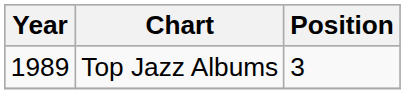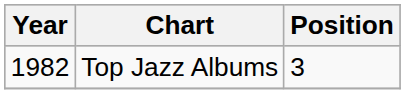(40, 66) 1989 -> (40, 66) 1982
